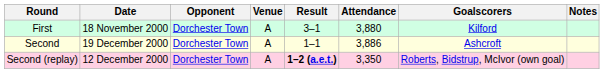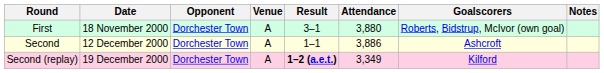(483, 28) Kilford -> (483, 28) Roberts, Bidstrup, McIvor (own goal)
(125, 44) 19 December 2000 -> (125, 44) 12 December 2000
(125, 60) 12 December 2000 -> (125, 60) 19 December 2000
(369, 60) 3,350 -> (369, 60) 3,349
(483, 60) Roberts, Bidstrup, McIvor (own goal) -> (483, 60) Kilford
